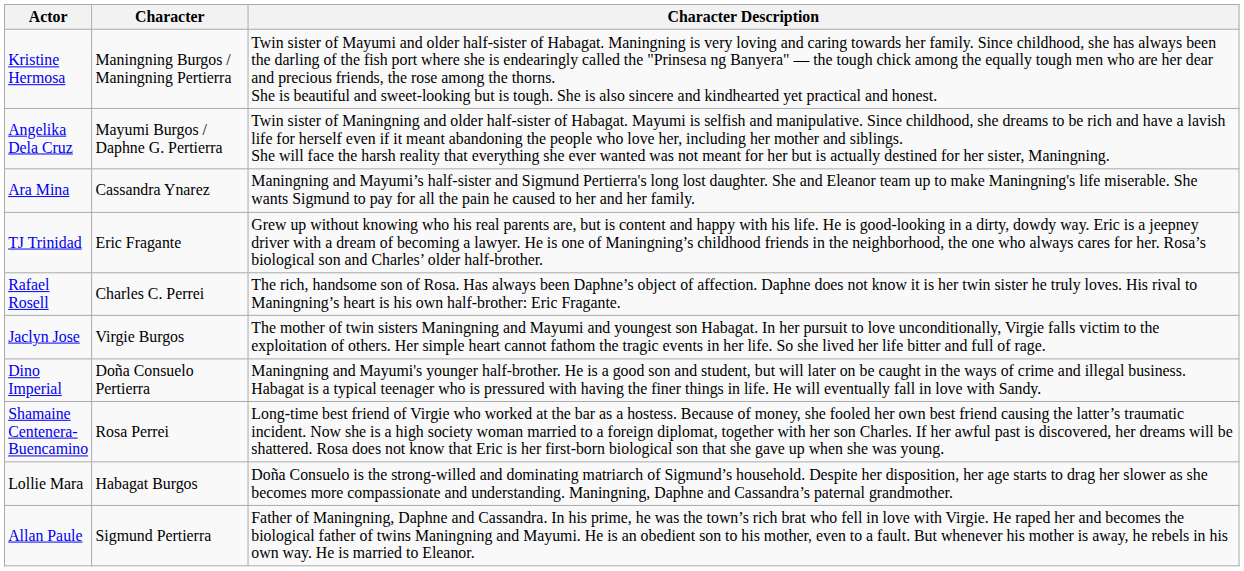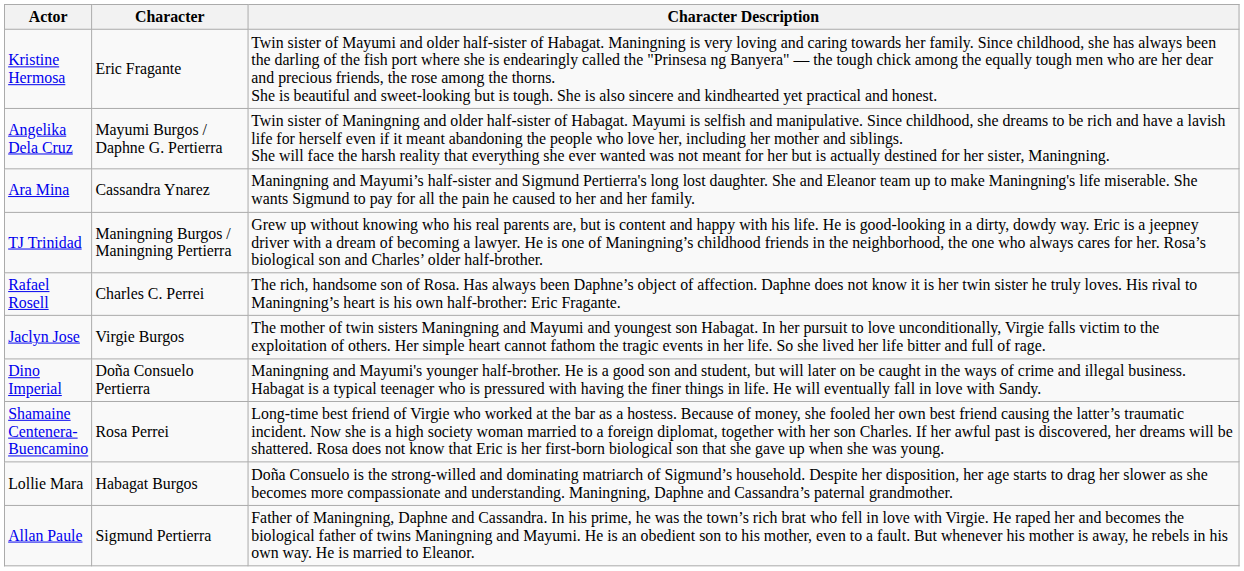(163, 68) Maningning Burgos / Maningning Pertierra -> (138, 68) Eric Fragante
(138, 242) Eric Fragante -> (163, 242) Maningning Burgos / Maningning Pertierra
